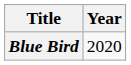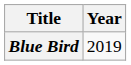(104, 45) 2020 -> (104, 45) 2019
